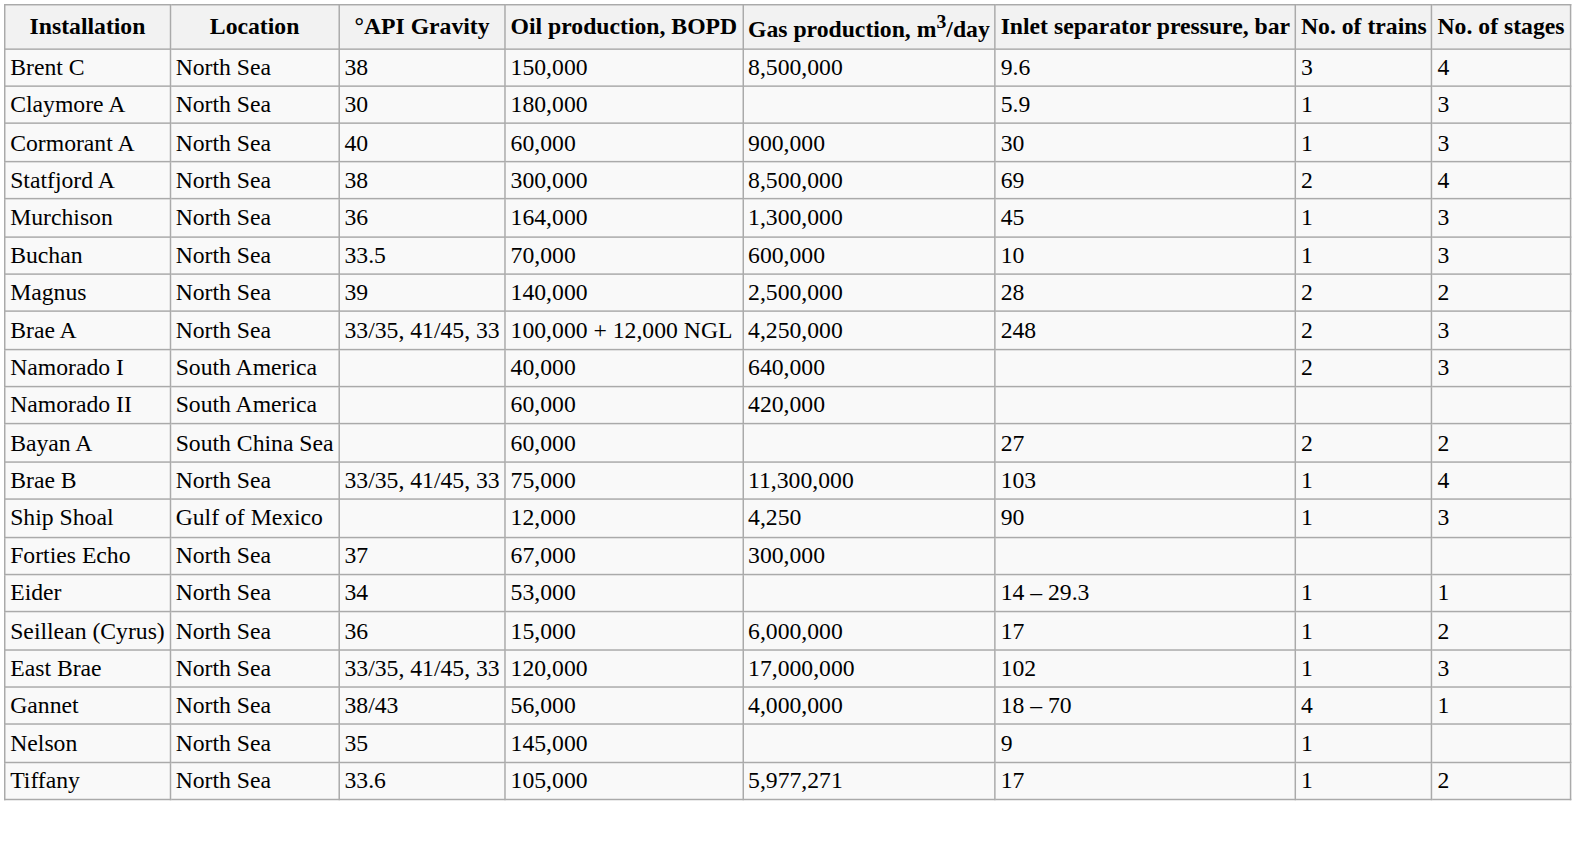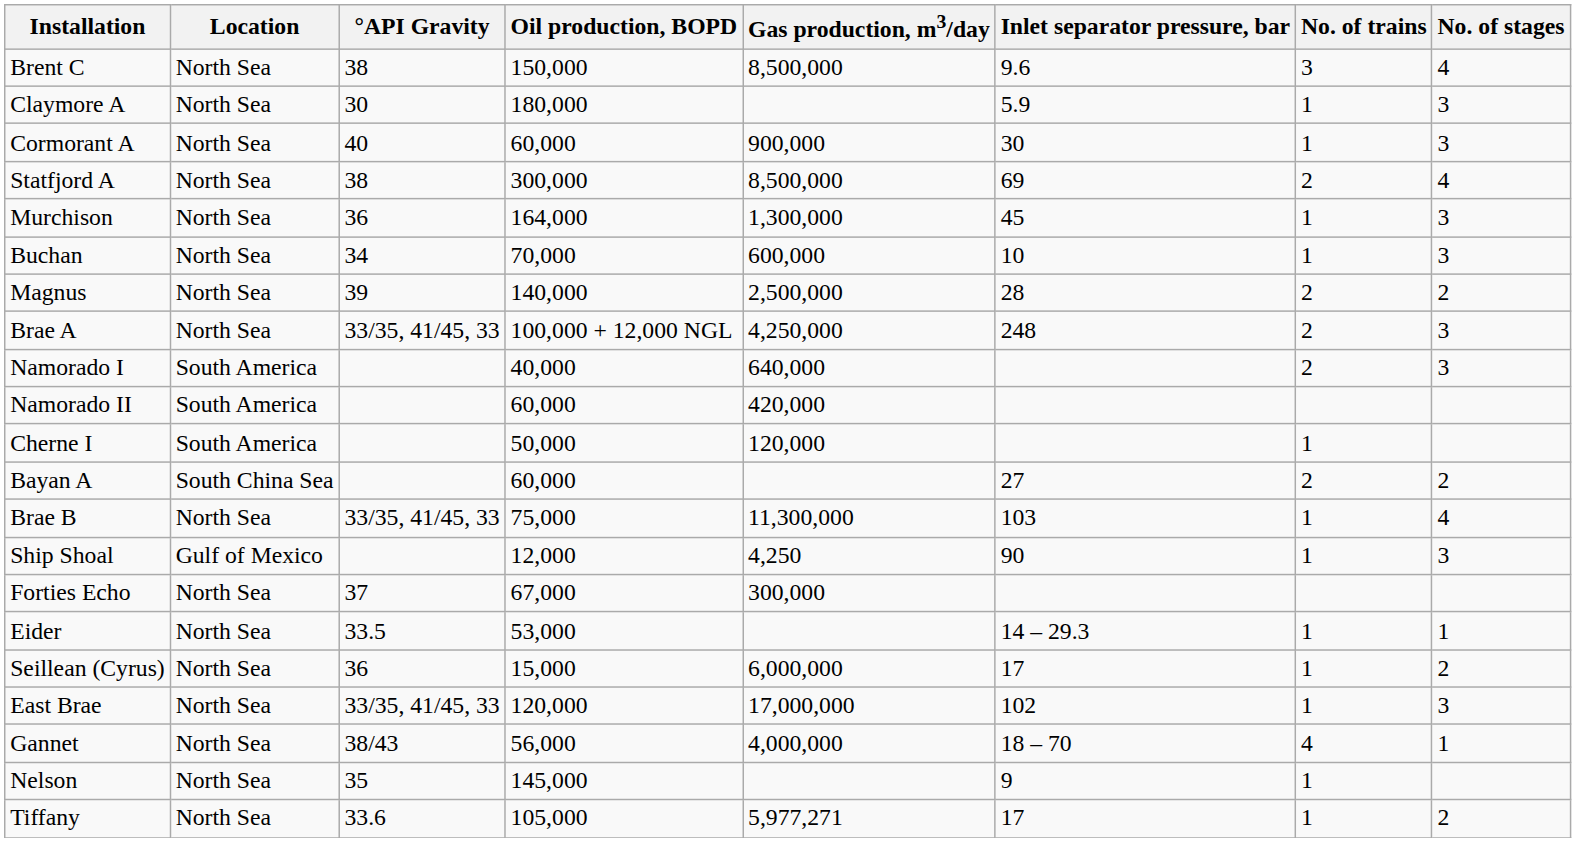(365, 255) 33.5 -> (356, 255) 34
+ row: (51, 442)
(356, 593) 34 -> (365, 630) 33.5
